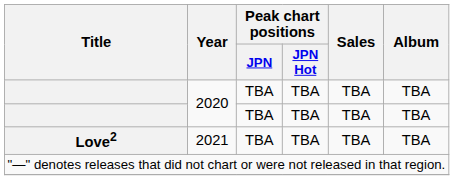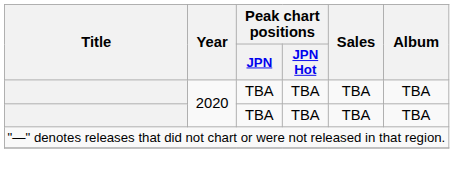- row: (96, 140)
